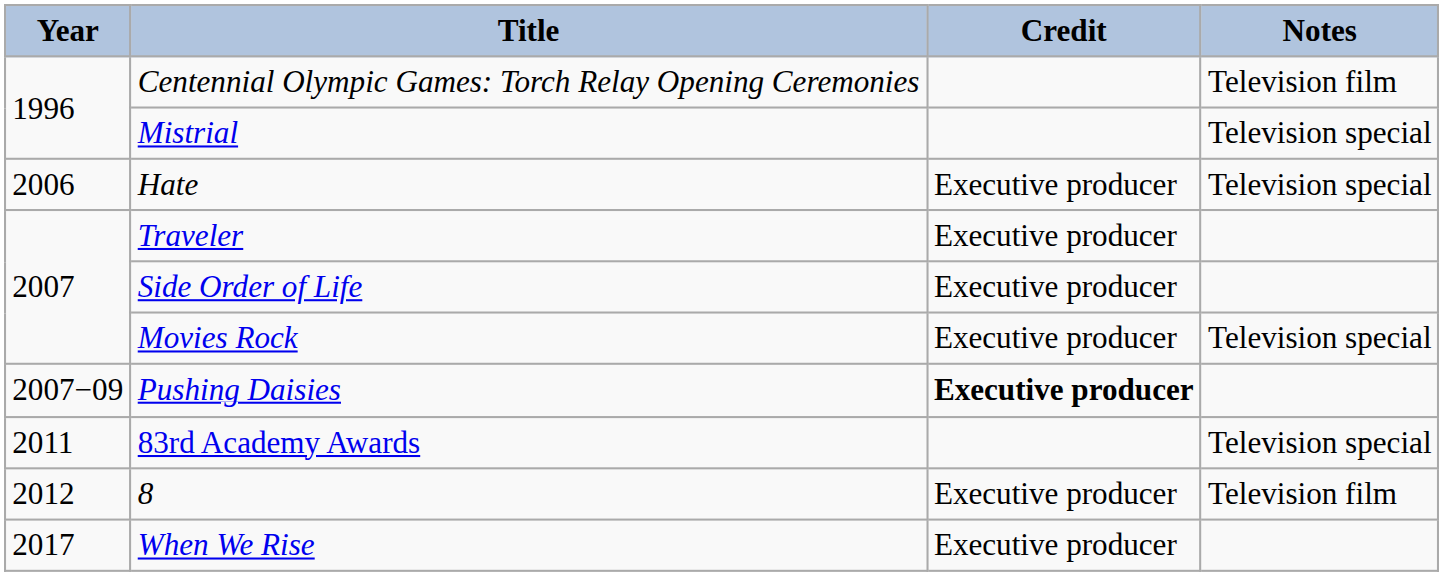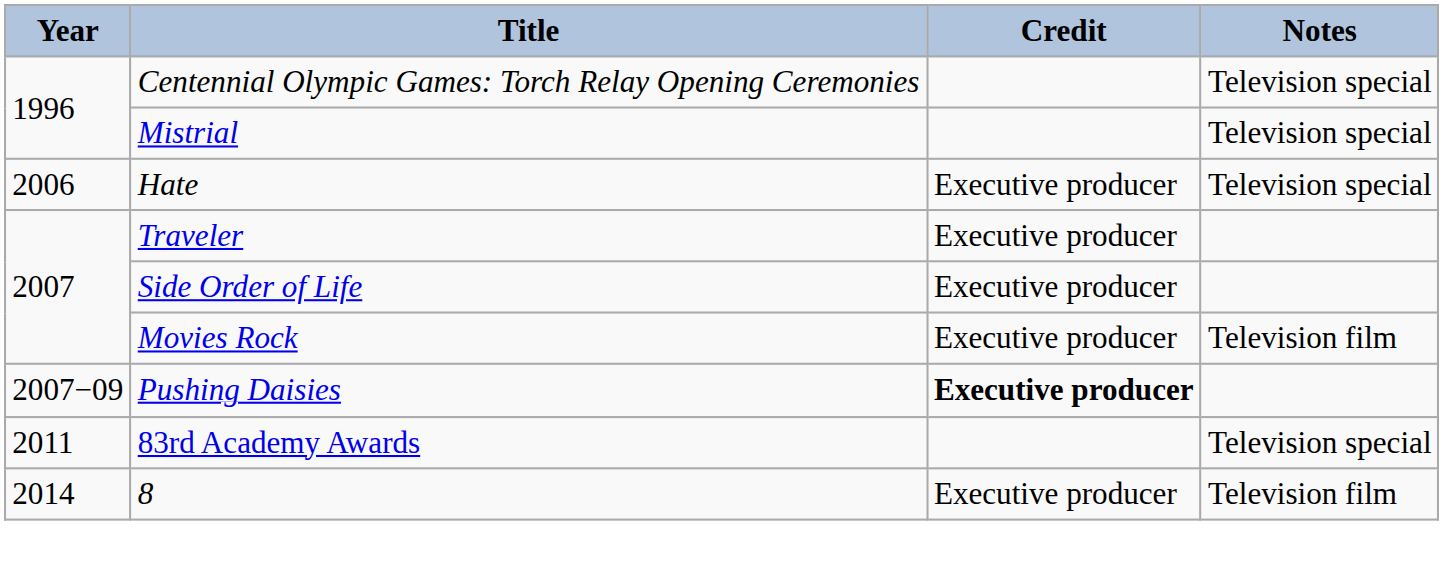(1303, 81) Television film -> (1320, 81) Television special
(1320, 338) Television special -> (1303, 338) Television film
(43, 492) 2012 -> (43, 492) 2014
- row: (226, 544)
